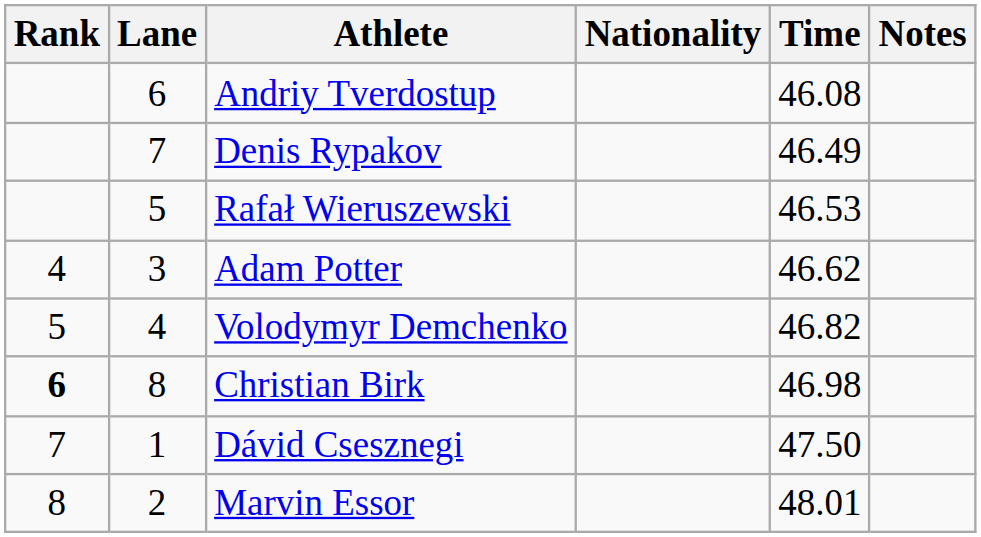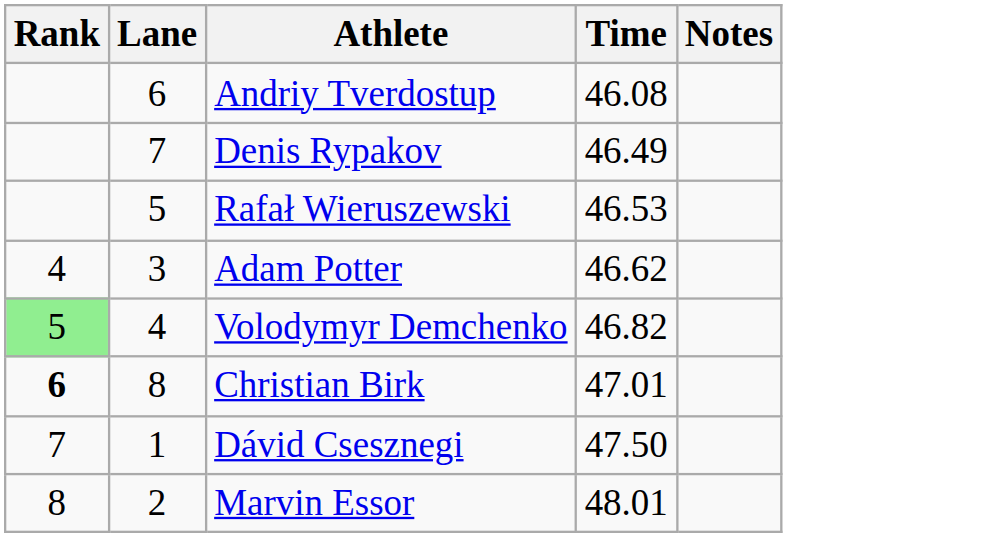- column: (673, 33)
(57, 326) no background -> (57, 326) lightgreen background
(820, 385) 46.98 -> (626, 385) 47.01
